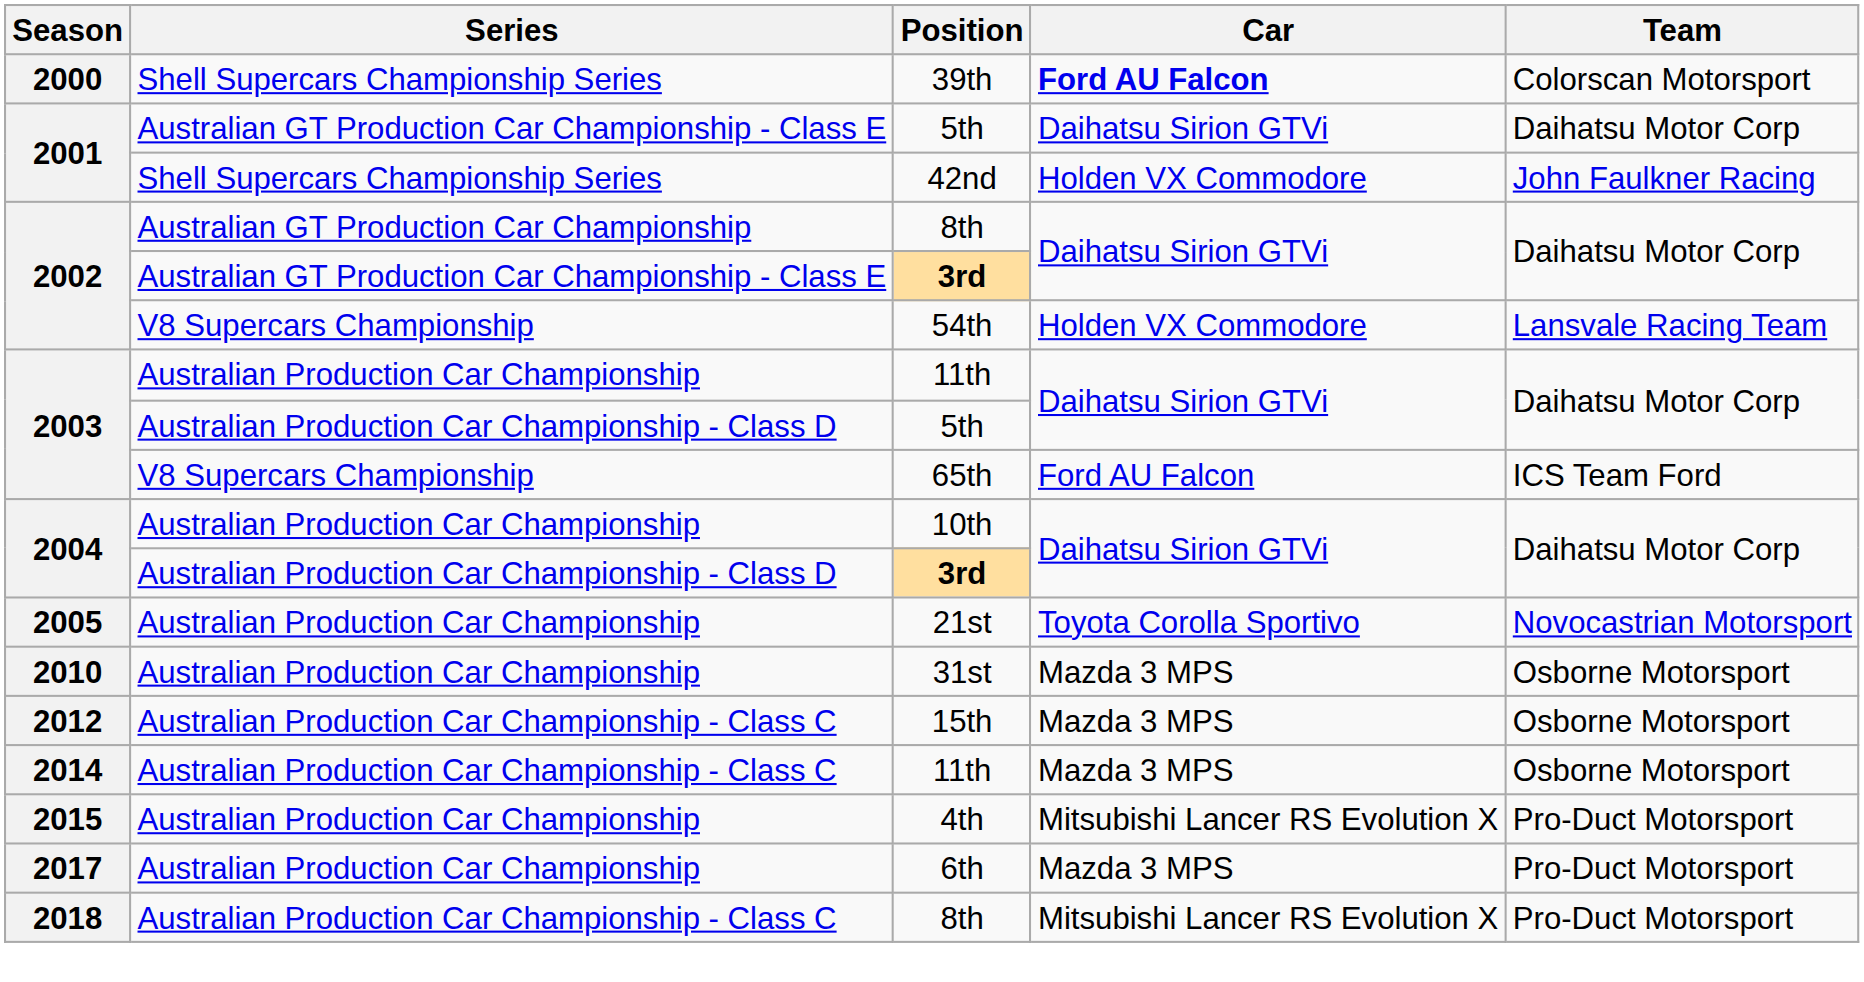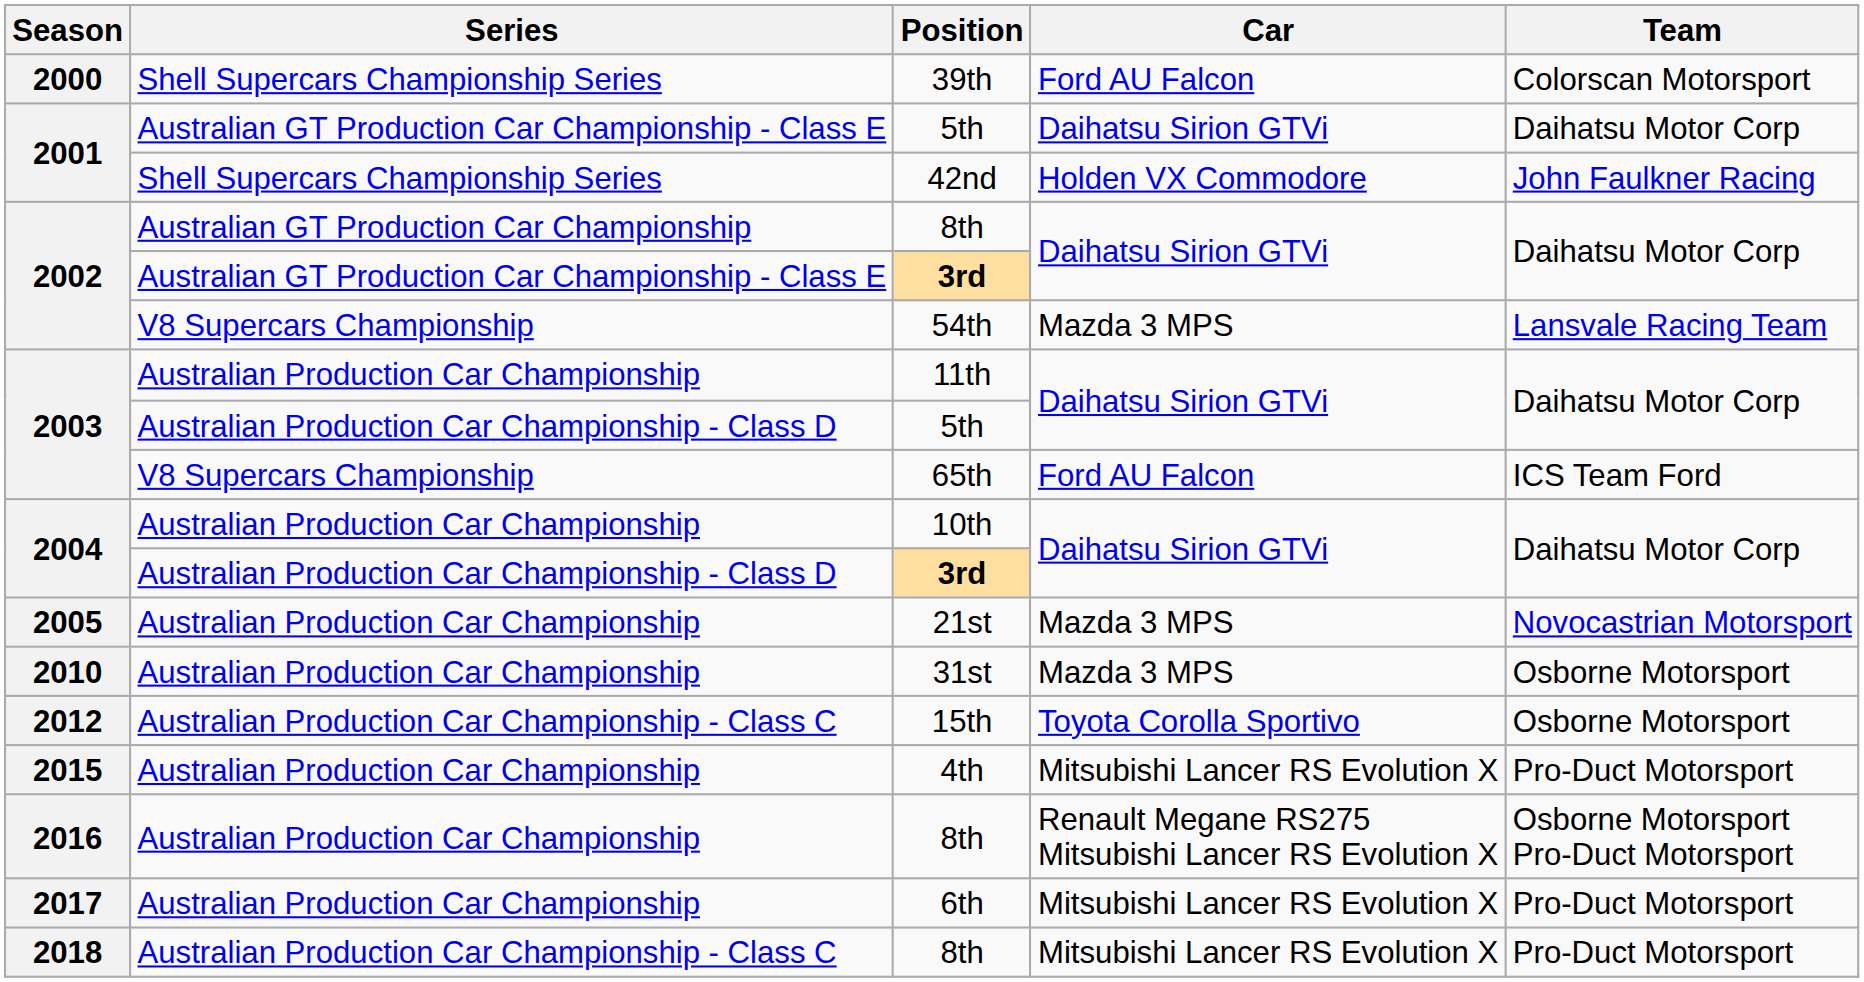(1153, 79) bold -> (1146, 79) normal
(1202, 326) Holden VX Commodore -> (1136, 326) Mazda 3 MPS
(1199, 622) Toyota Corolla Sportivo -> (1136, 622) Mazda 3 MPS
(1136, 720) Mazda 3 MPS -> (1199, 720) Toyota Corolla Sportivo
- row: (68, 770)
+ row: (68, 837)
(1136, 868) Mazda 3 MPS -> (1268, 903) Mitsubishi Lancer RS Evolution X
